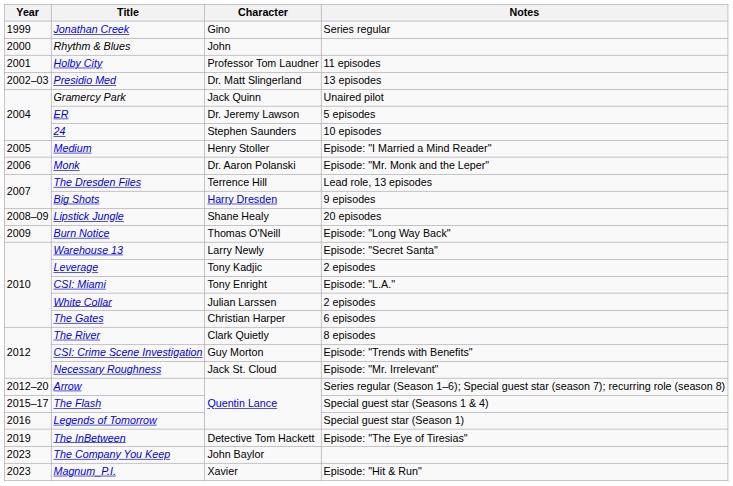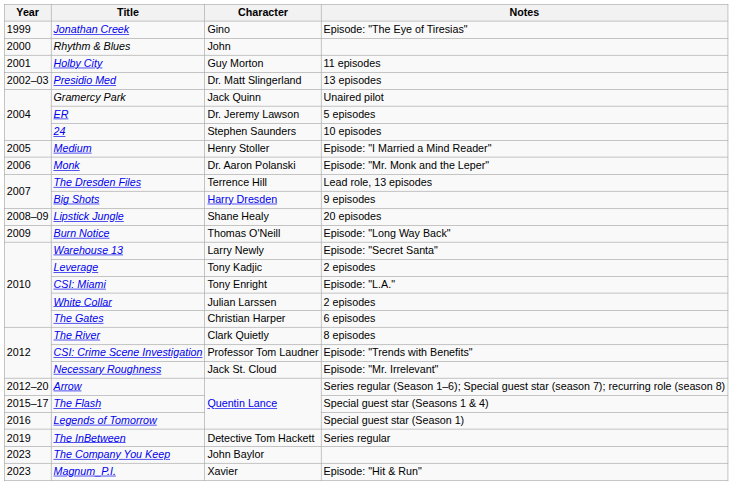(357, 30) Series regular -> (396, 30) Episode: "The Eye of Tiresias"
(263, 64) Professor Tom Laudner -> (235, 64) Guy Morton
(235, 353) Guy Morton -> (263, 353) Professor Tom Laudner
(396, 438) Episode: "The Eye of Tiresias" -> (357, 438) Series regular
